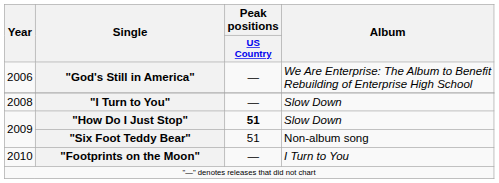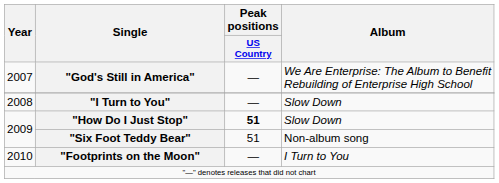(20, 77) 2006 -> (20, 77) 2007
